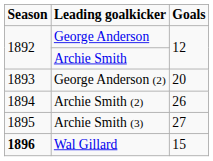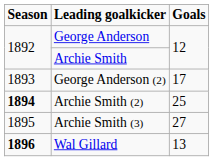(179, 79) 20 -> (179, 79) 17
(21, 101) normal -> (21, 101) bold
(179, 101) 26 -> (179, 101) 25
(179, 144) 15 -> (179, 144) 13
